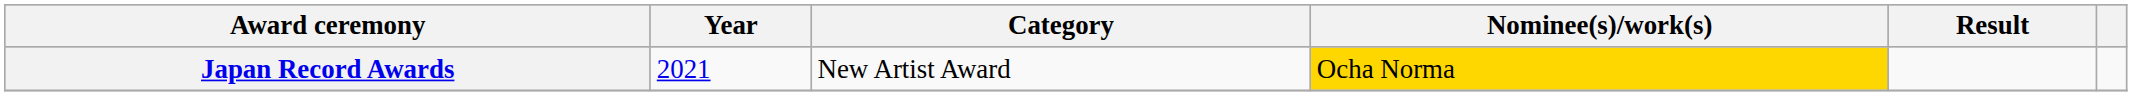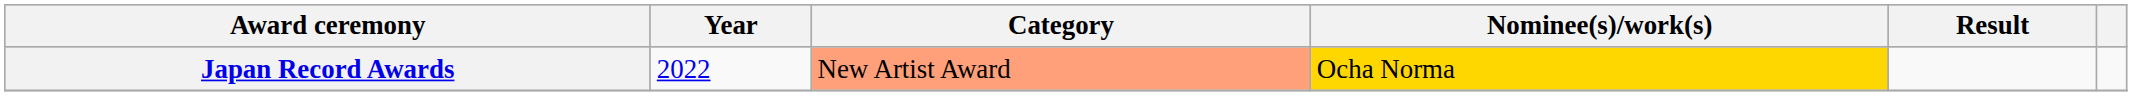(684, 68) 2021 -> (684, 68) 2022
(914, 68) no background -> (914, 68) lightsalmon background
